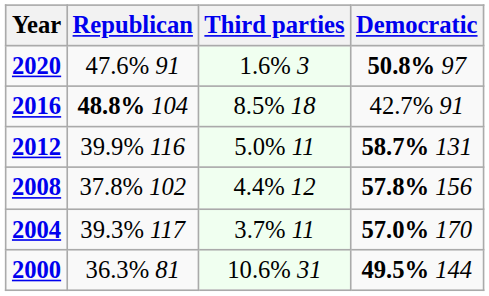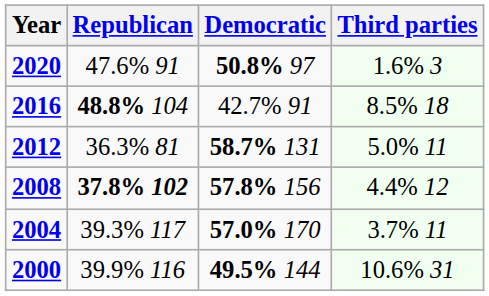columns swapped: (417, 25) <-> (274, 25)
(133, 147) 39.9% 116 -> (133, 147) 36.3% 81
(133, 187) normal -> (133, 187) bold
(133, 269) 36.3% 81 -> (133, 269) 39.9% 116
